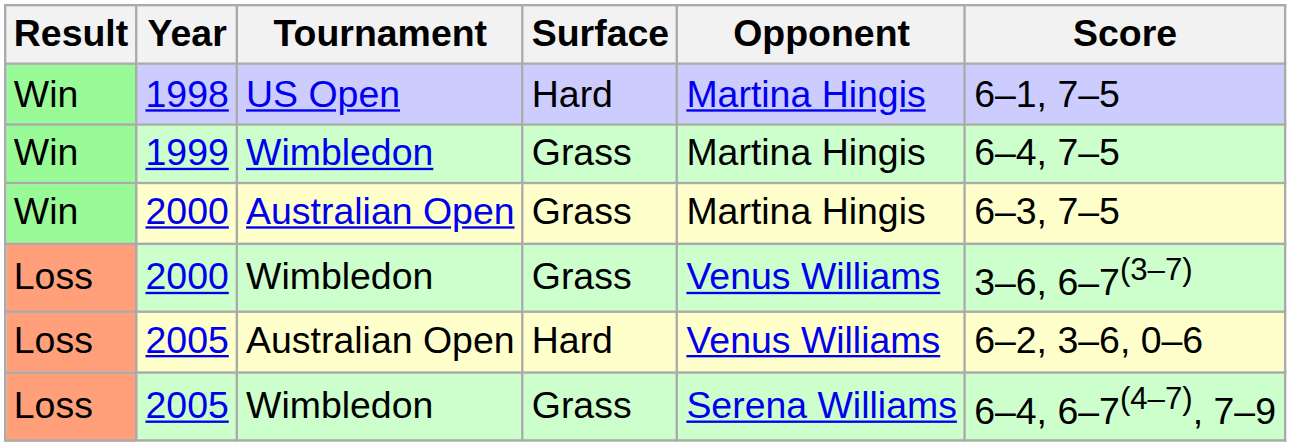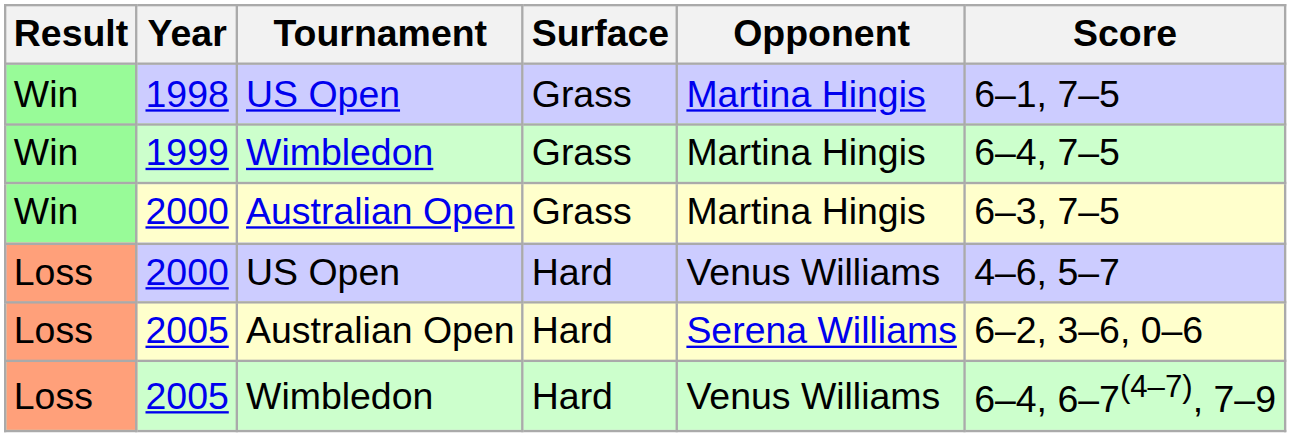(572, 93) Hard -> (582, 93) Grass
- row: (187, 276)
+ row: (187, 271)
(813, 341) Venus Williams -> (822, 331) Serena Williams
(582, 405) Grass -> (572, 395) Hard
(822, 405) Serena Williams -> (813, 395) Venus Williams
